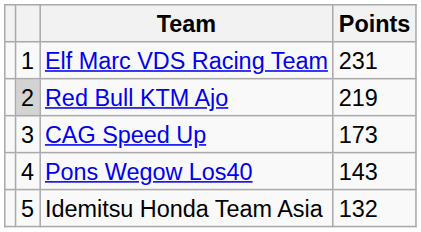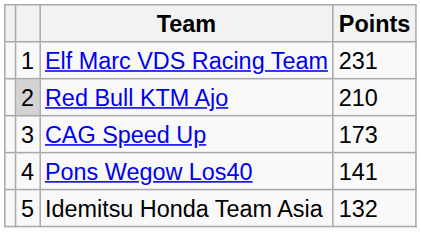(358, 98) 219 -> (358, 98) 210
(358, 172) 143 -> (358, 172) 141
